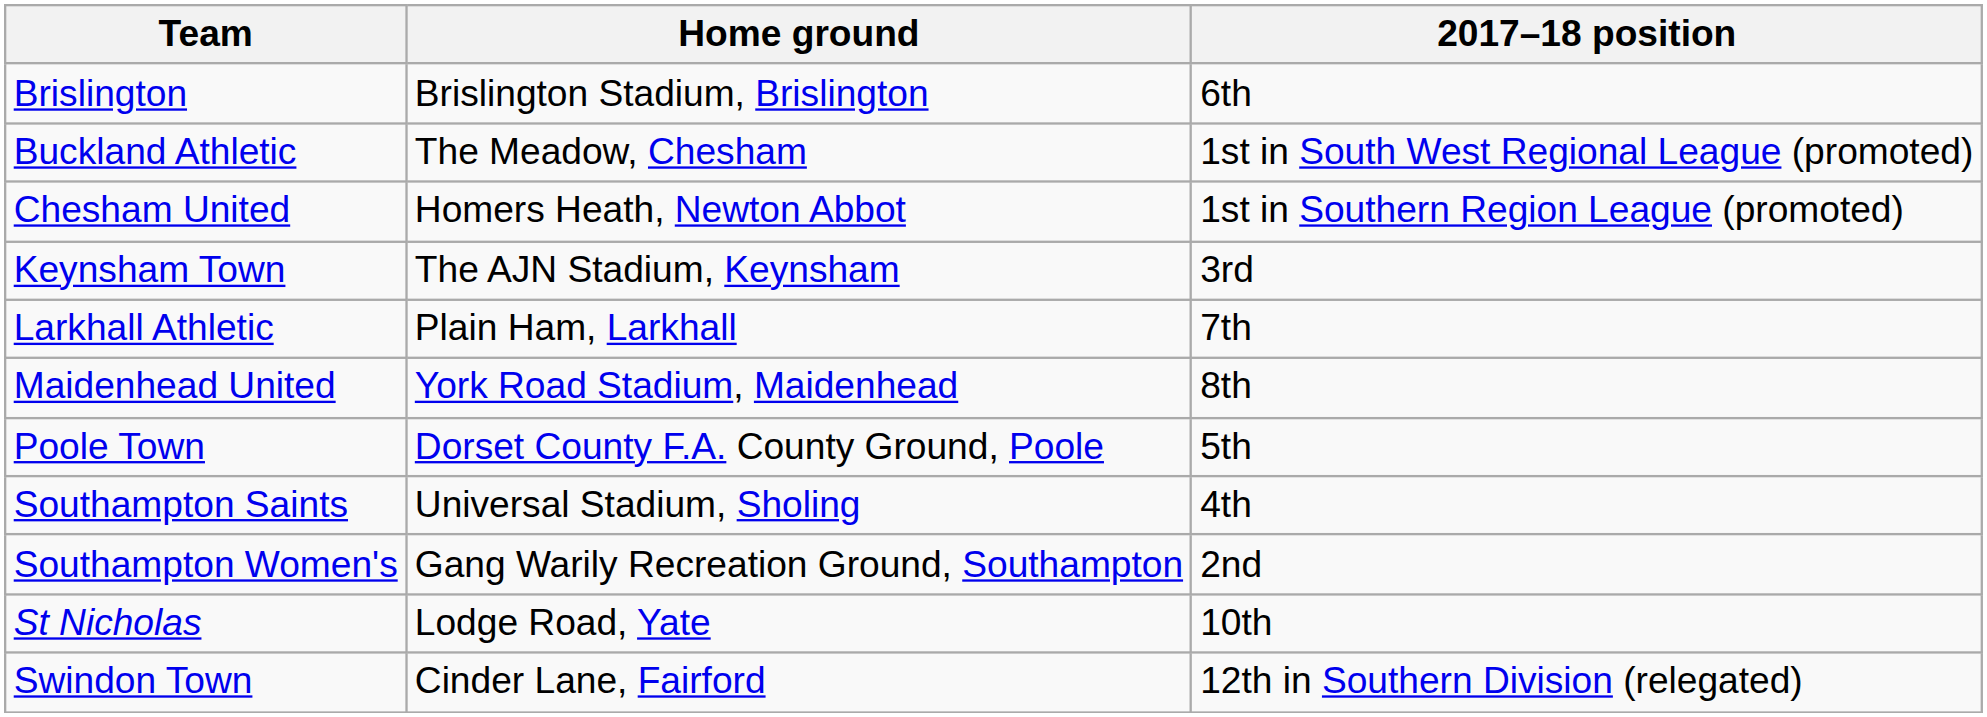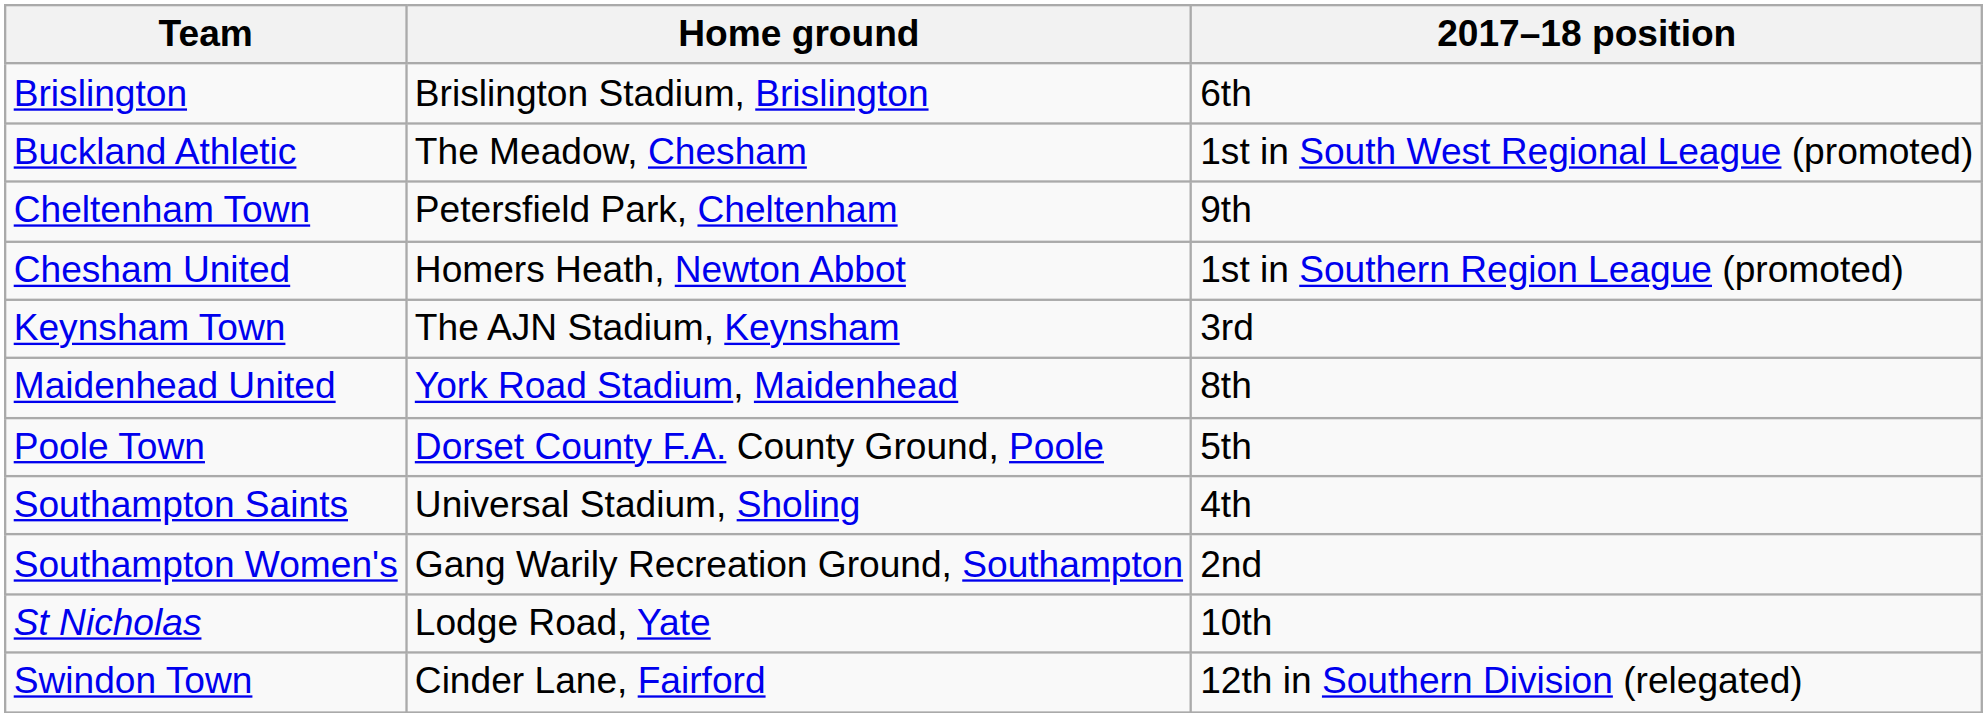+ row: (162, 210)
- row: (144, 328)
